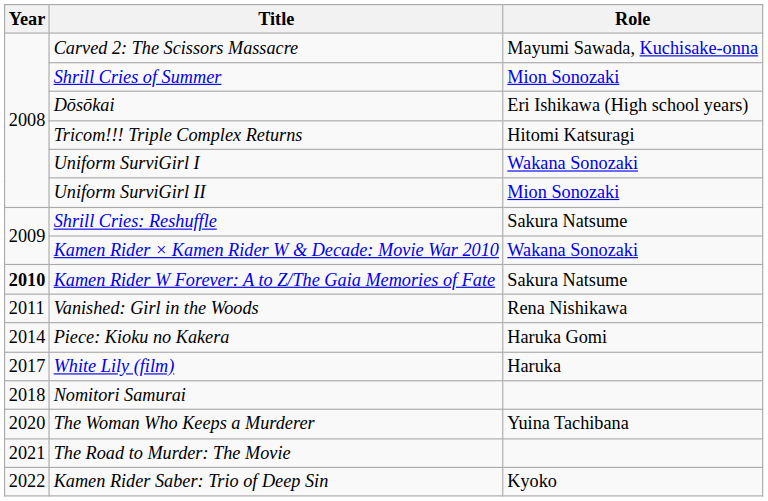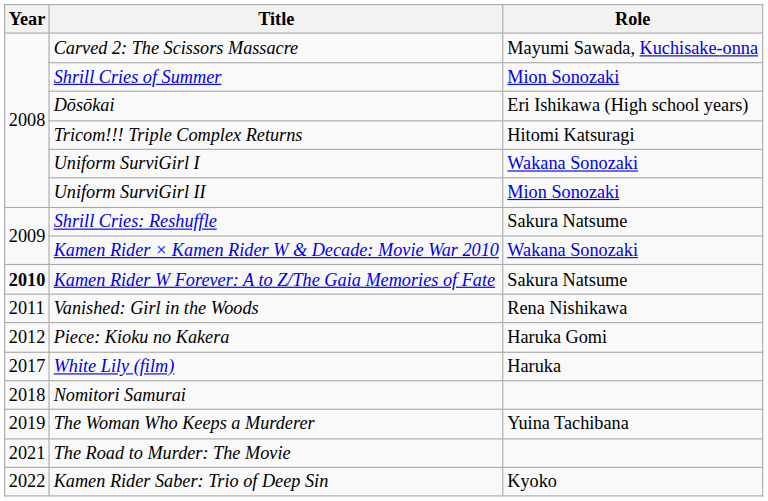(27, 337) 2014 -> (27, 337) 2012
(27, 423) 2020 -> (27, 423) 2019
